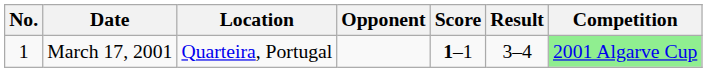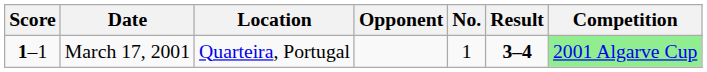columns swapped: (24, 20) <-> (458, 20)
(517, 51) normal -> (517, 51) bold
